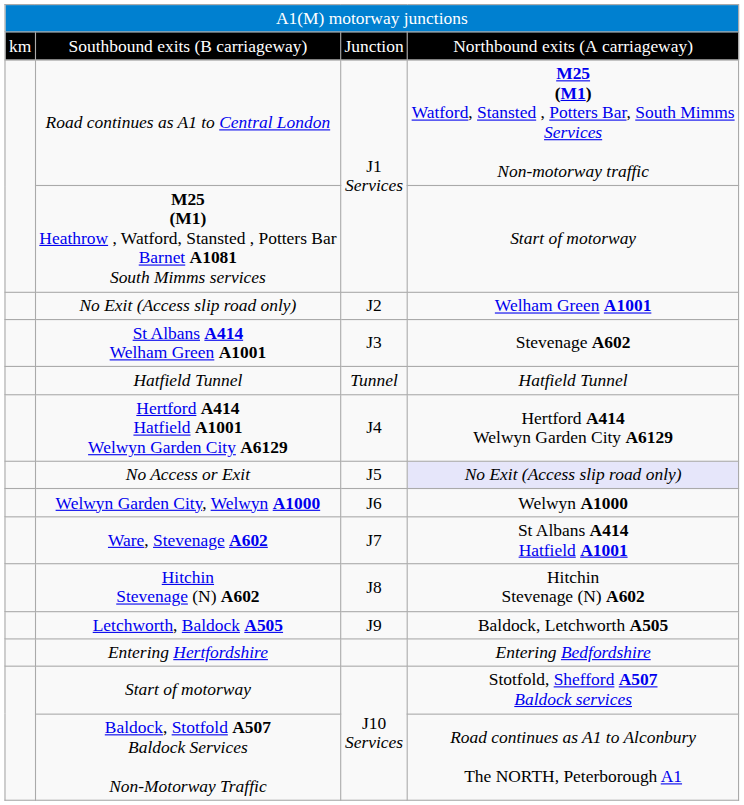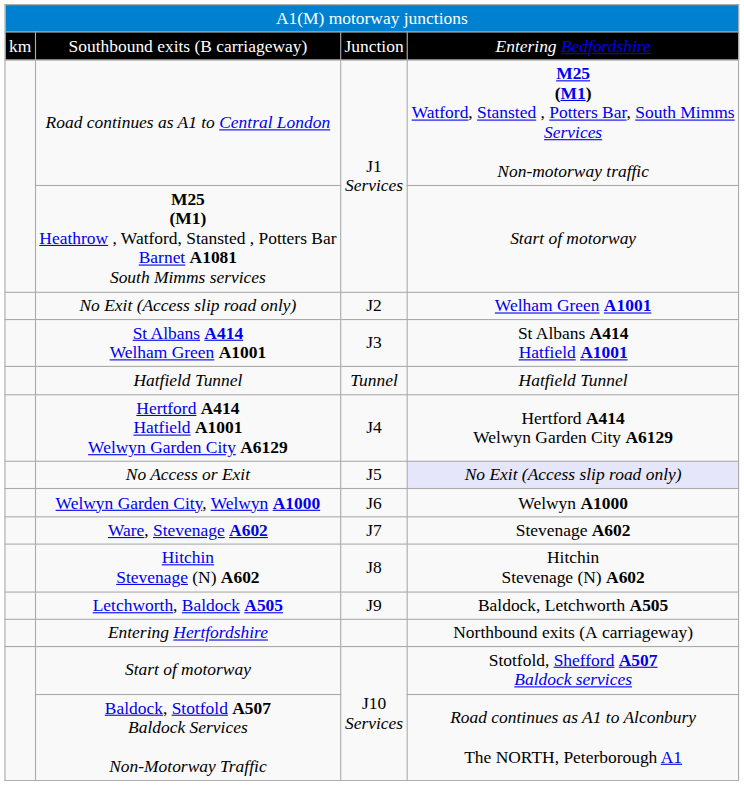(573, 45) Northbound exits (A carriageway) -> (573, 45) Entering Bedfordshire
(573, 343) Stevenage A602 -> (573, 343) St Albans A414 Hatfield A1001
(573, 540) St Albans A414 Hatfield A1001 -> (573, 530) Stevenage A602
(573, 652) Entering Bedfordshire -> (573, 632) Northbound exits (A carriageway)
